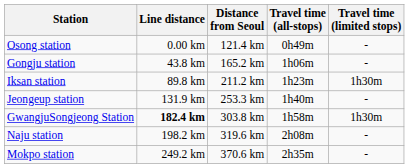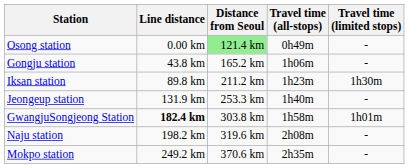(242, 44) no background -> (242, 44) lightgreen background
(366, 117) 1h30m -> (366, 117) 1h01m
